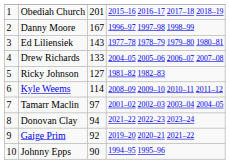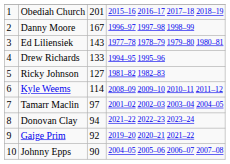(166, 58) 2004–05 2005–06 2006–07 2007–08 -> (137, 58) 1994–95 1995–96
(137, 151) 1994–95 1995–96 -> (166, 151) 2004–05 2005–06 2006–07 2007–08
